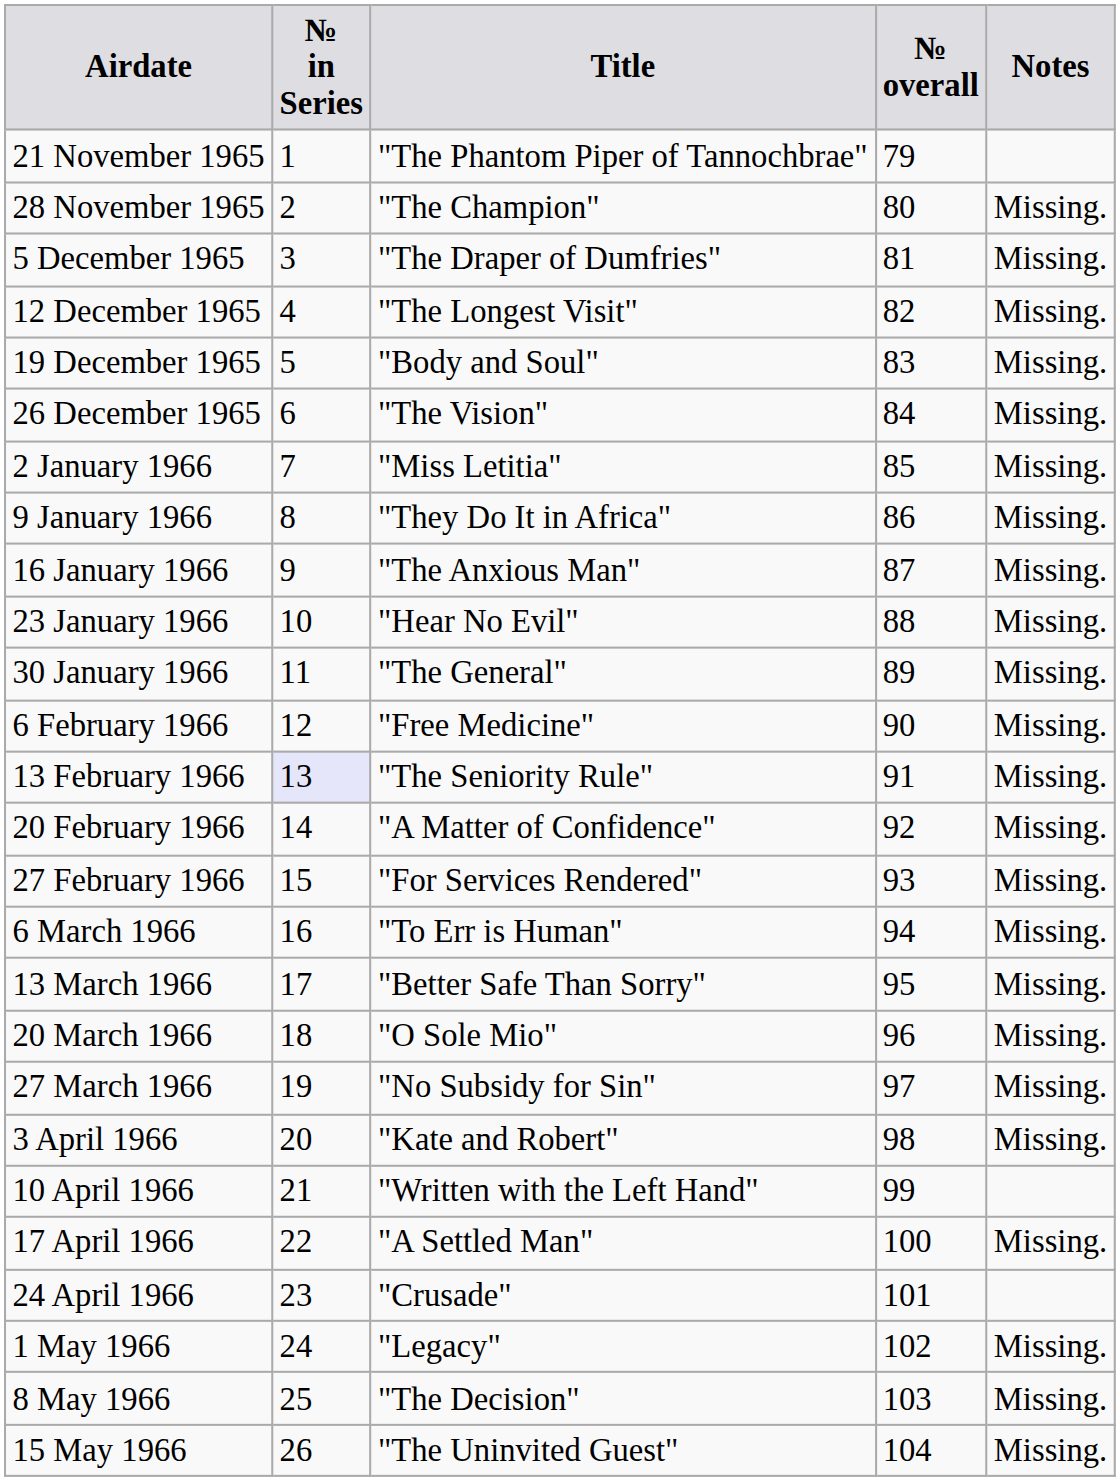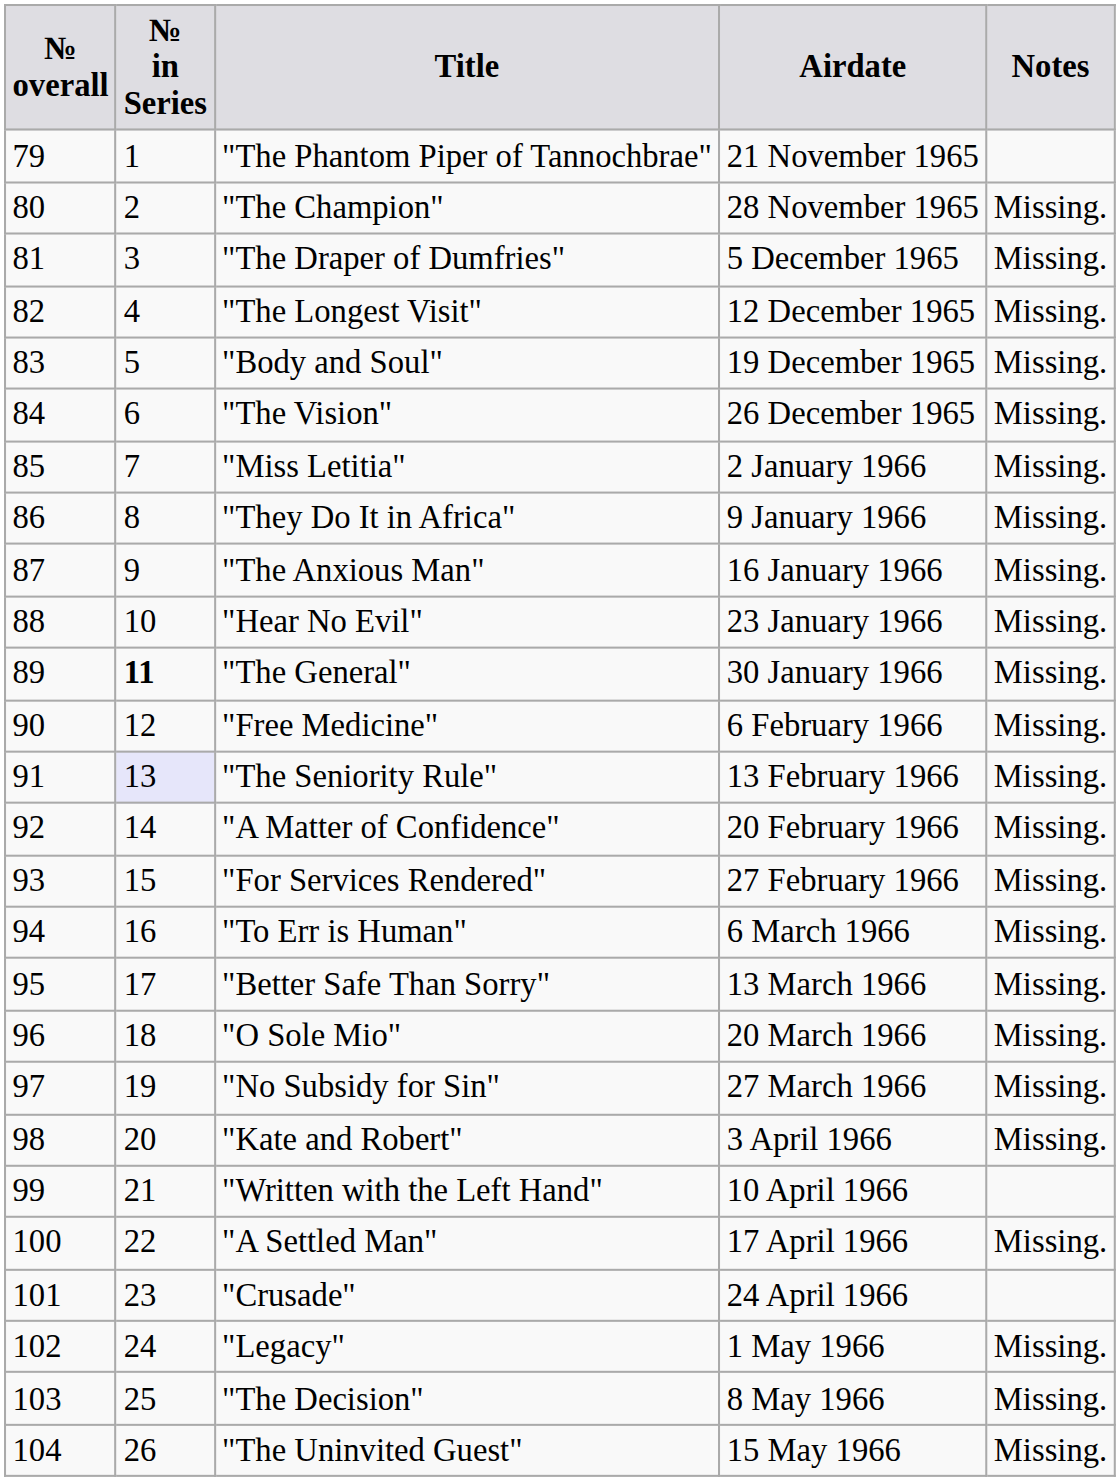columns swapped: (931, 67) <-> (139, 67)
(295, 673) normal -> (139, 673) bold
